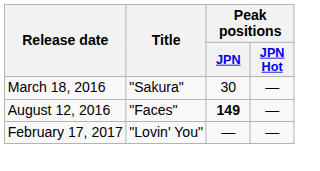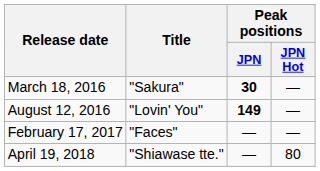(228, 87) normal -> (249, 87) bold
(153, 110) "Faces" -> (166, 110) "Lovin' You"
(166, 132) "Lovin' You" -> (153, 132) "Faces"
+ row: (51, 154)
